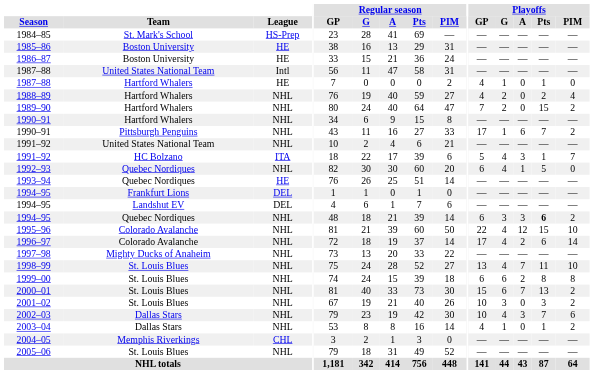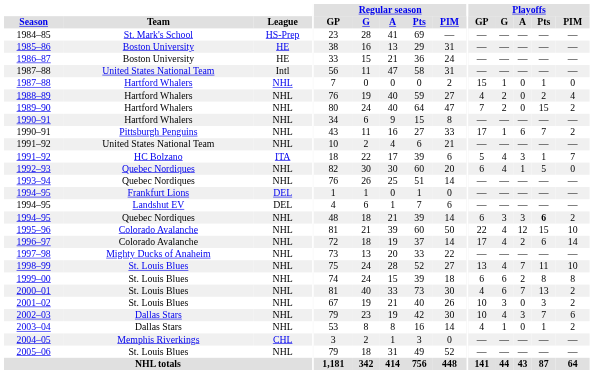(283, 83) HE -> (283, 83) NHL
(482, 83) 4 -> (482, 83) 15
(283, 181) HE -> (283, 181) NHL
(482, 290) 15 -> (482, 290) 4
